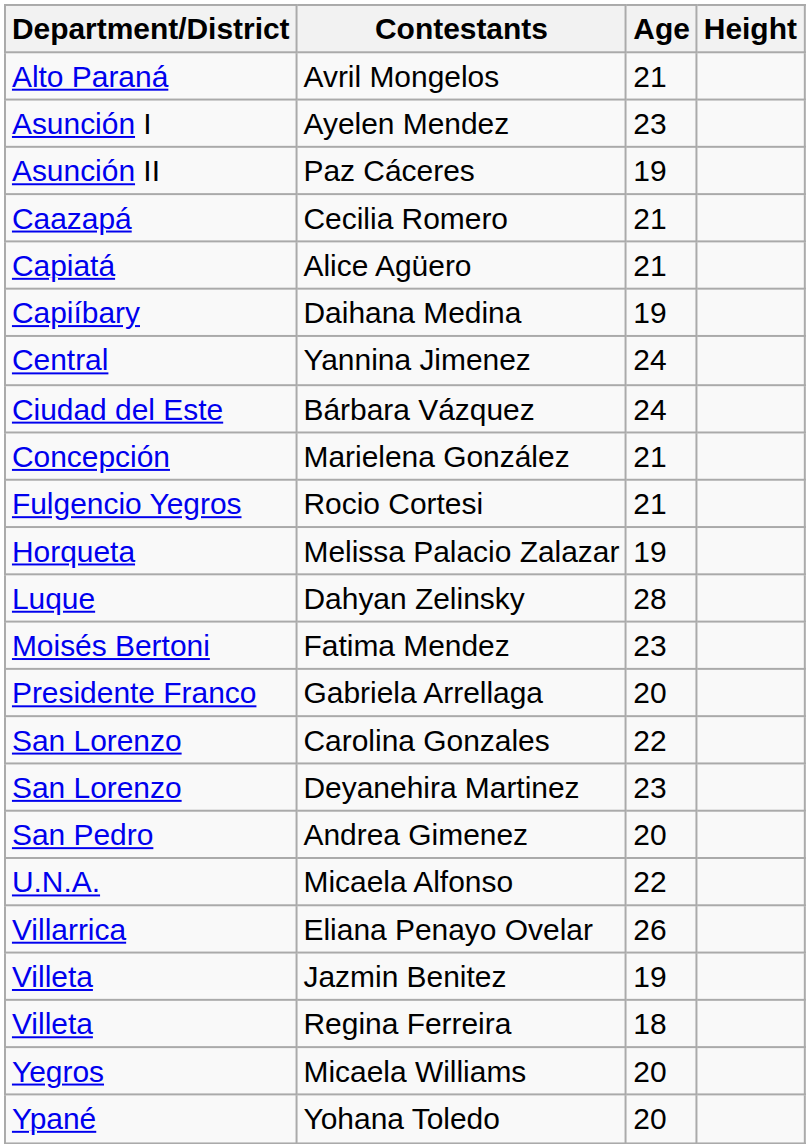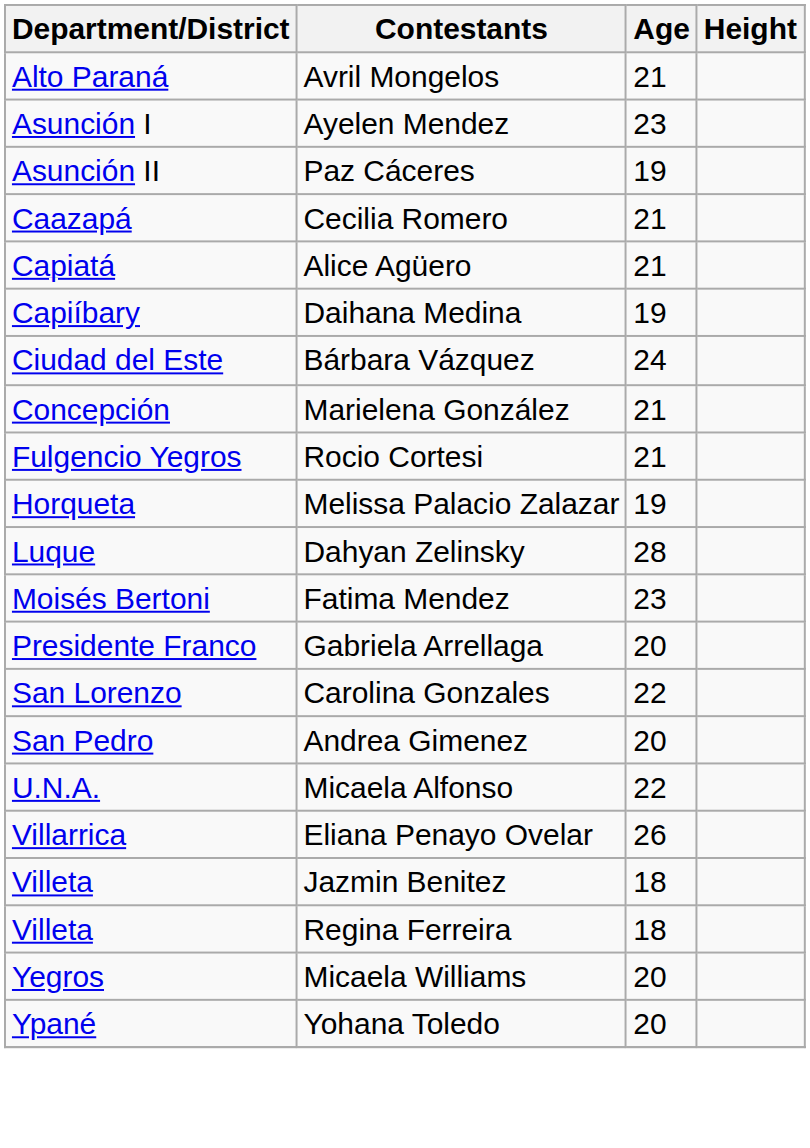- row: (417, 361)
- row: (442, 787)
(650, 977) 19 -> (650, 882) 18
